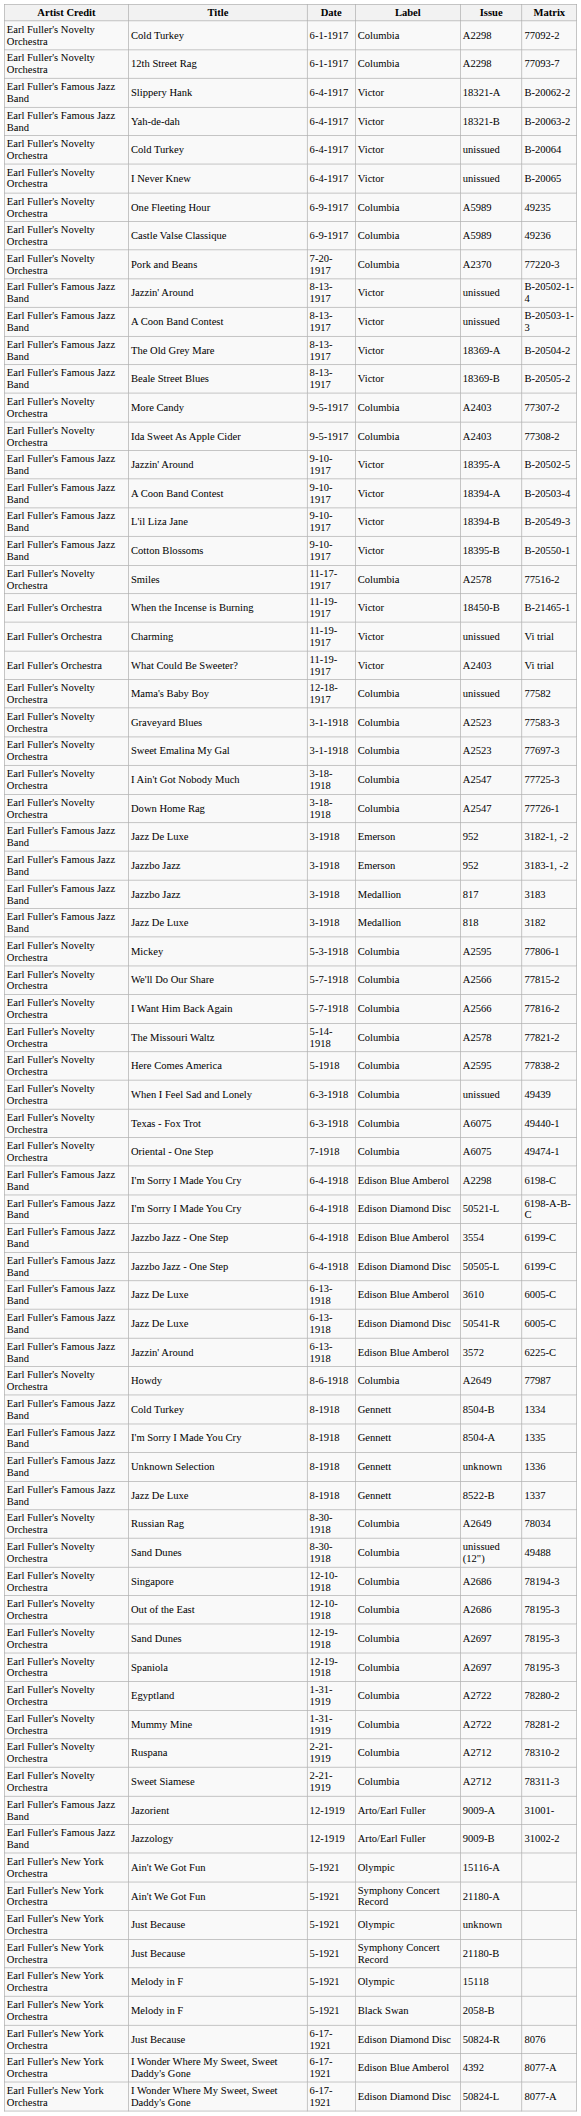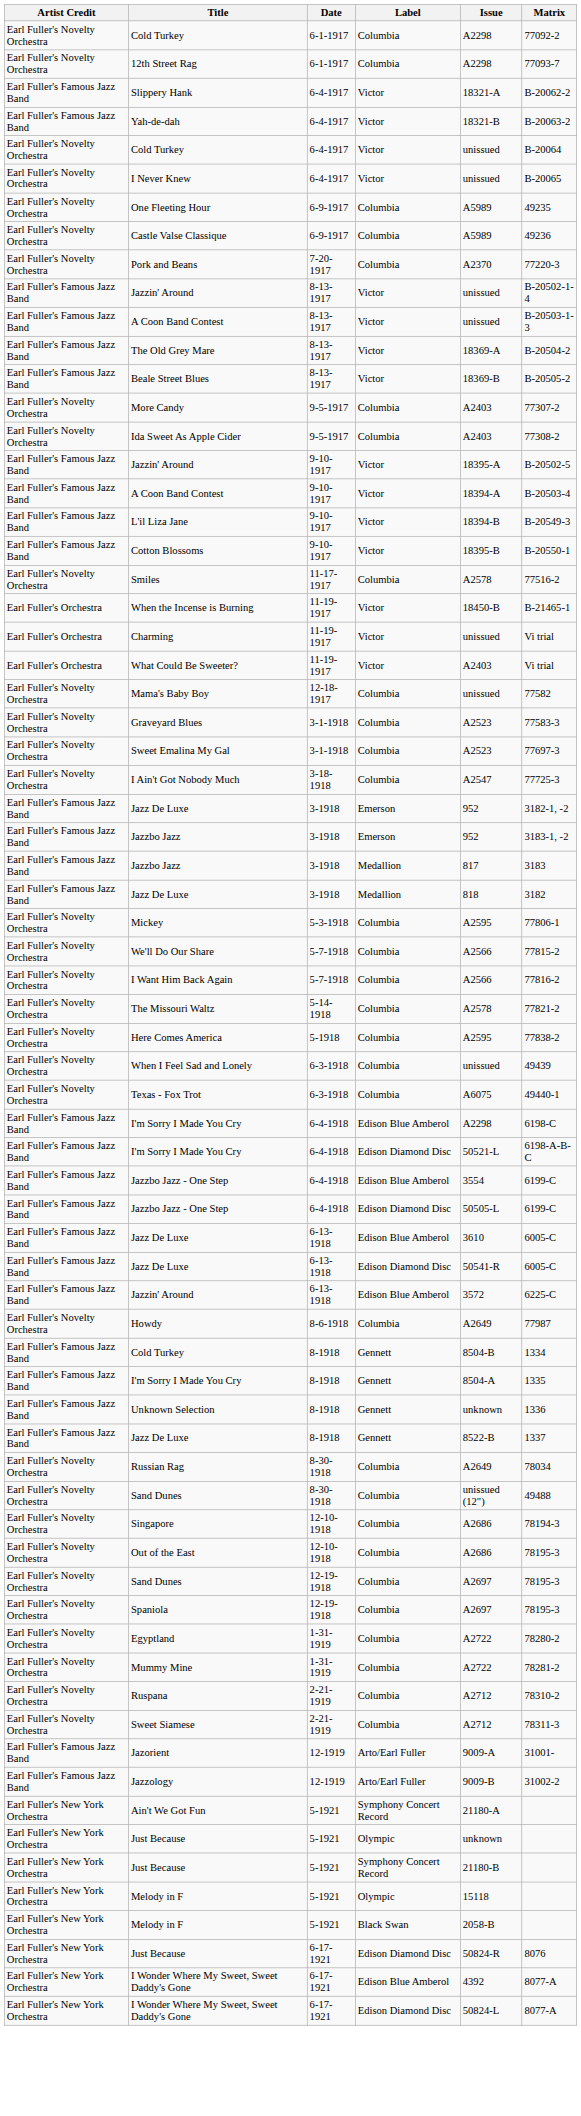- row: (168, 808)
- row: (172, 1152)
- row: (168, 1867)
